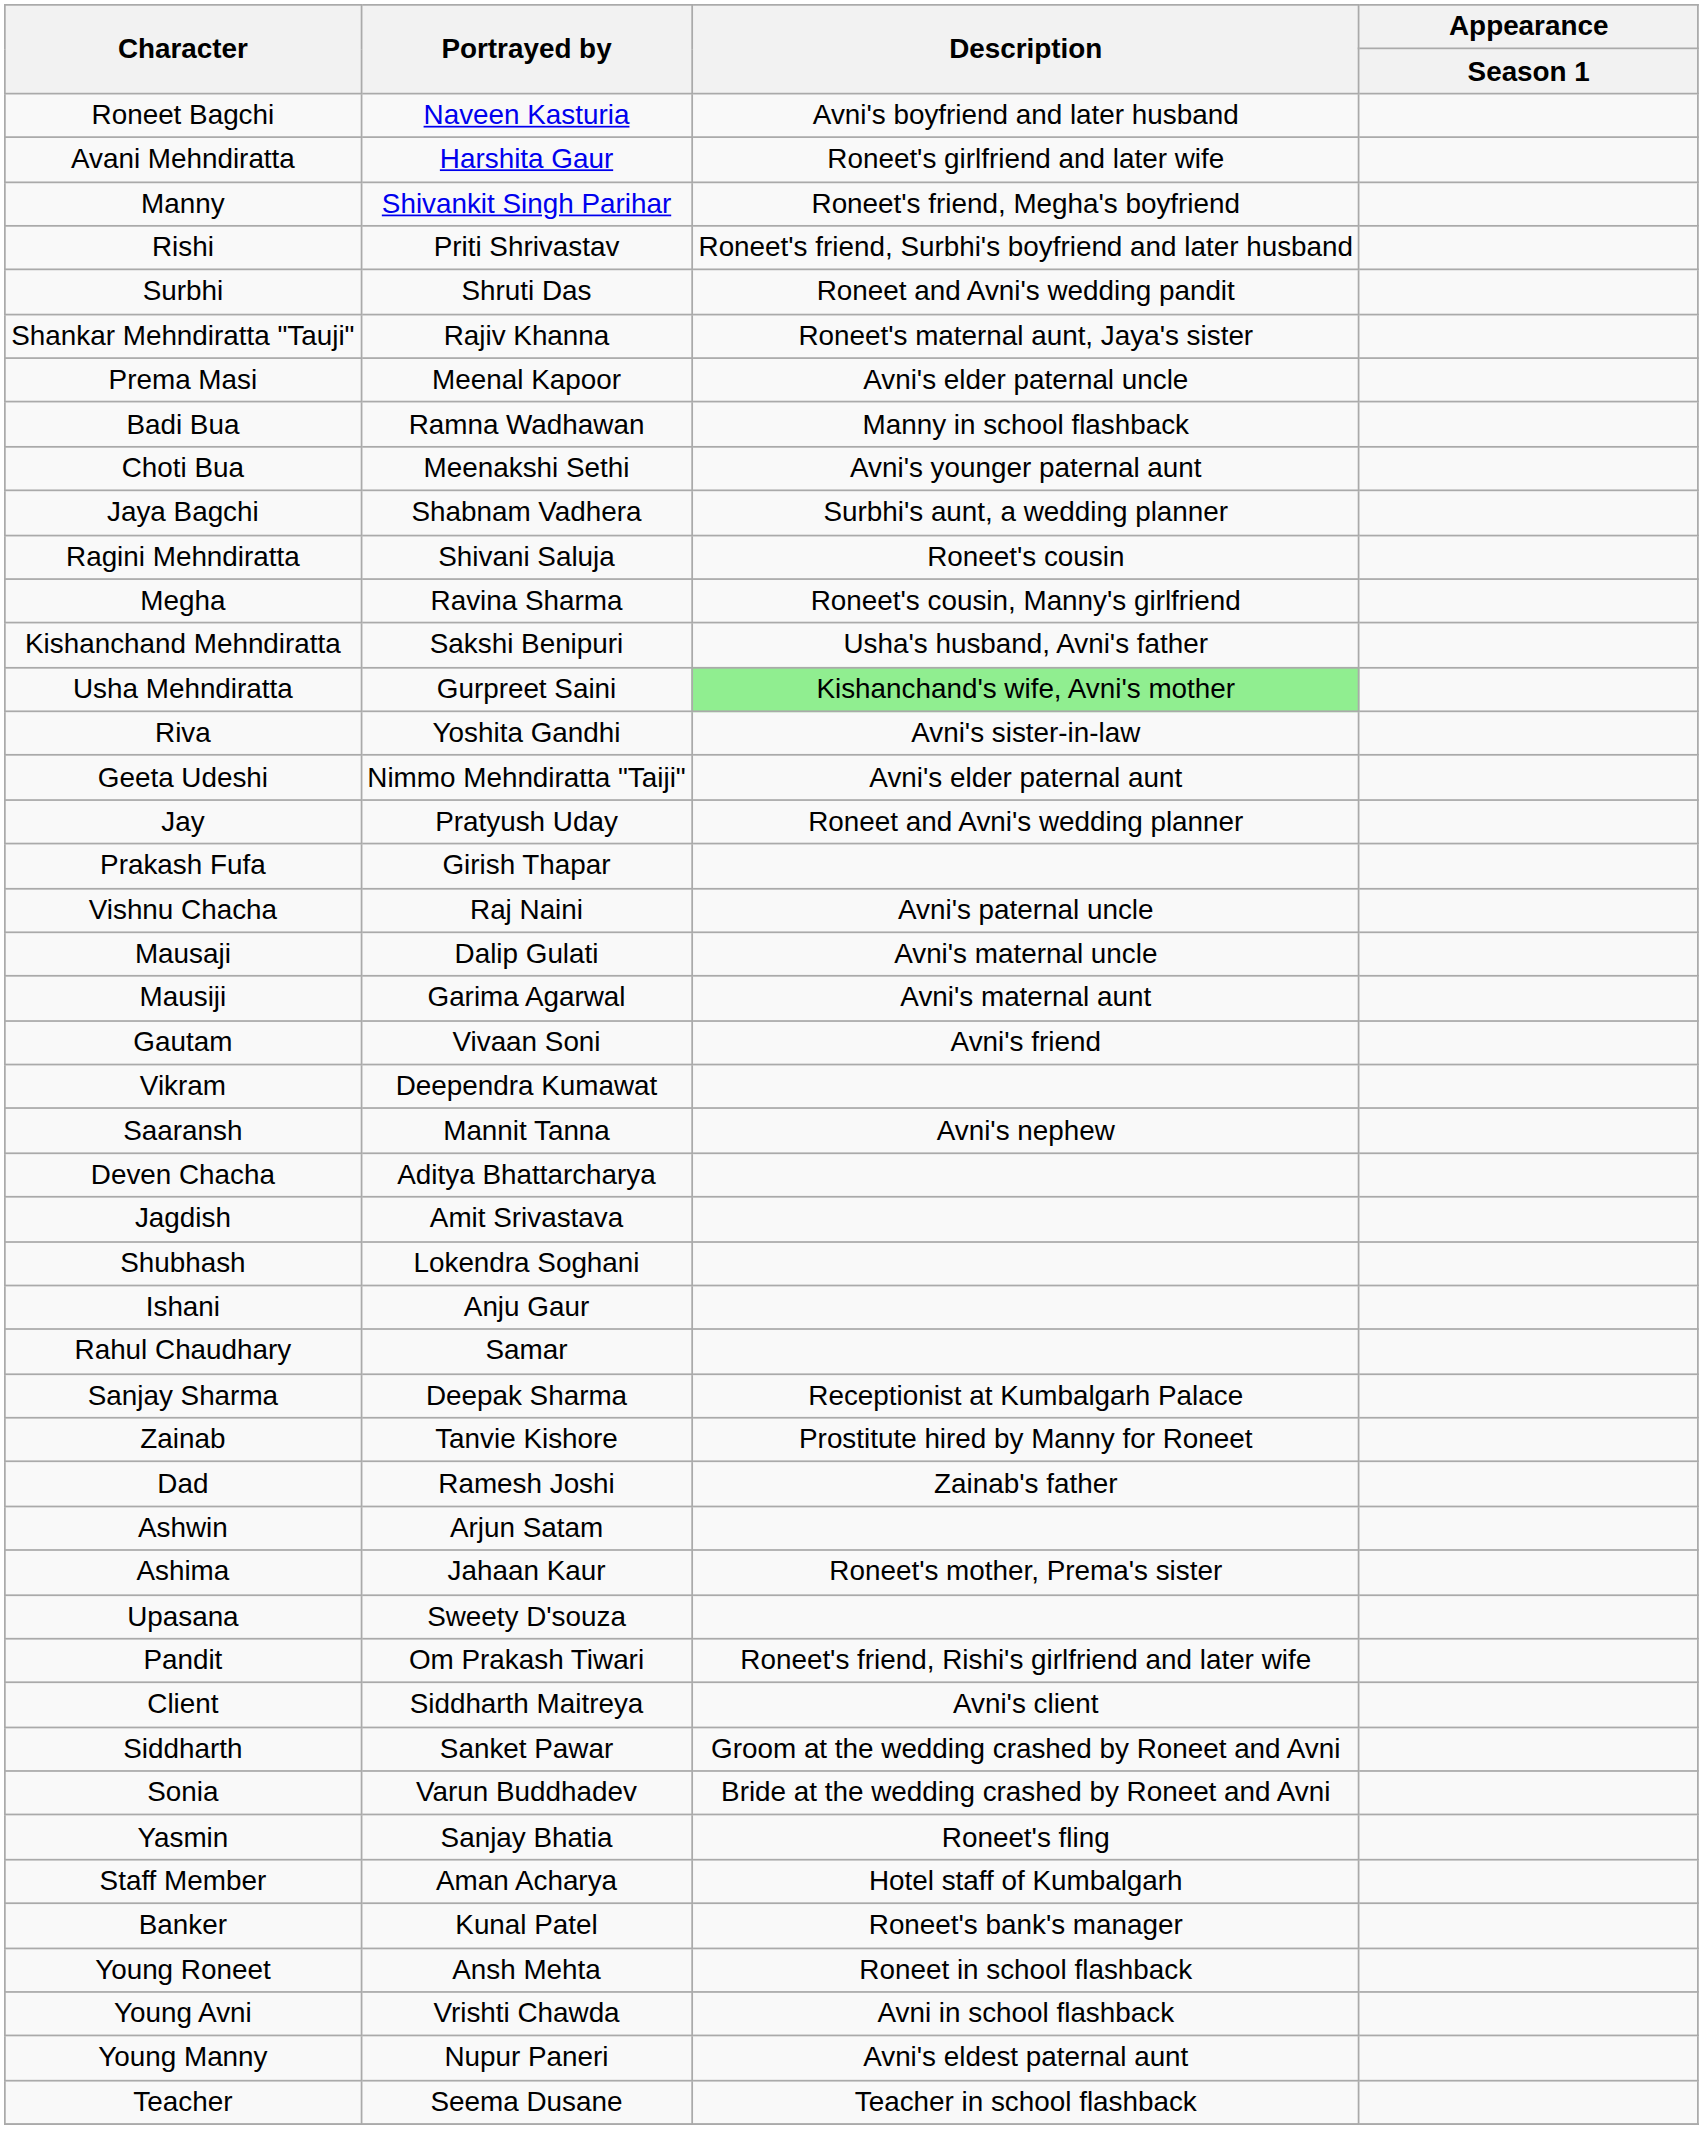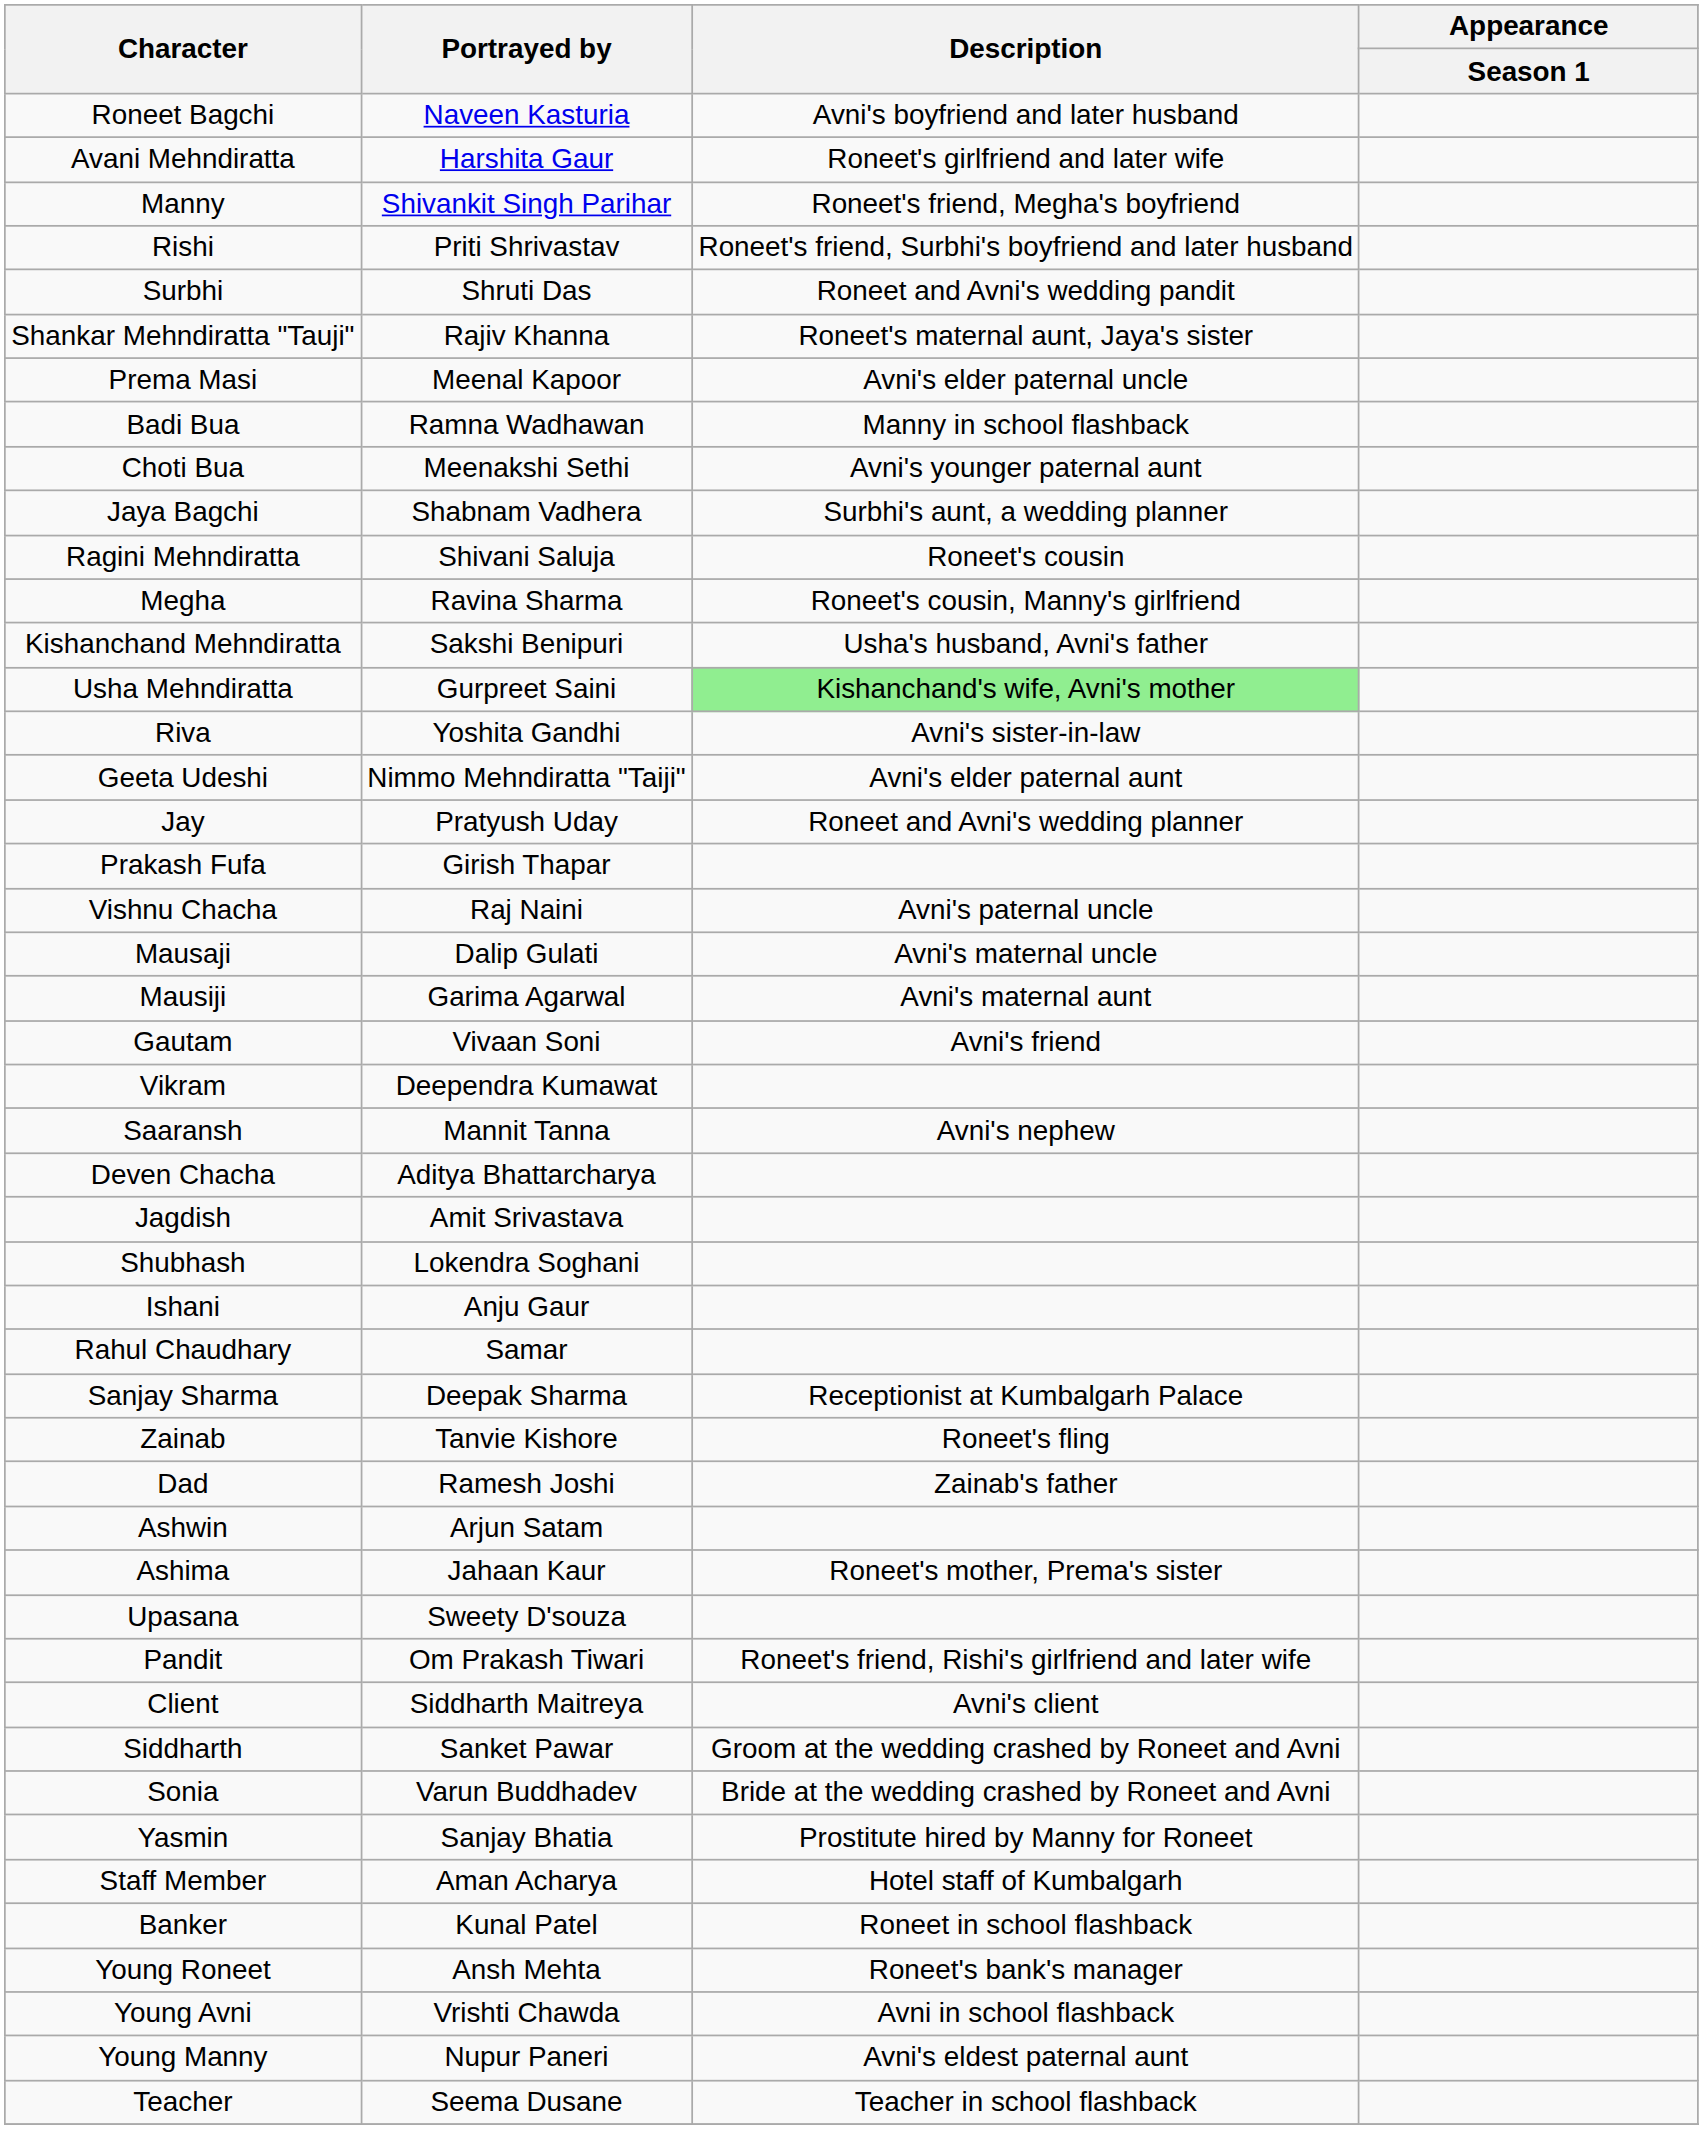(1026, 1439) Prostitute hired by Manny for Roneet -> (1026, 1439) Roneet's fling
(1026, 1836) Roneet's fling -> (1026, 1836) Prostitute hired by Manny for Roneet
(1026, 1925) Roneet's bank's manager -> (1026, 1925) Roneet in school flashback
(1026, 1969) Roneet in school flashback -> (1026, 1969) Roneet's bank's manager
